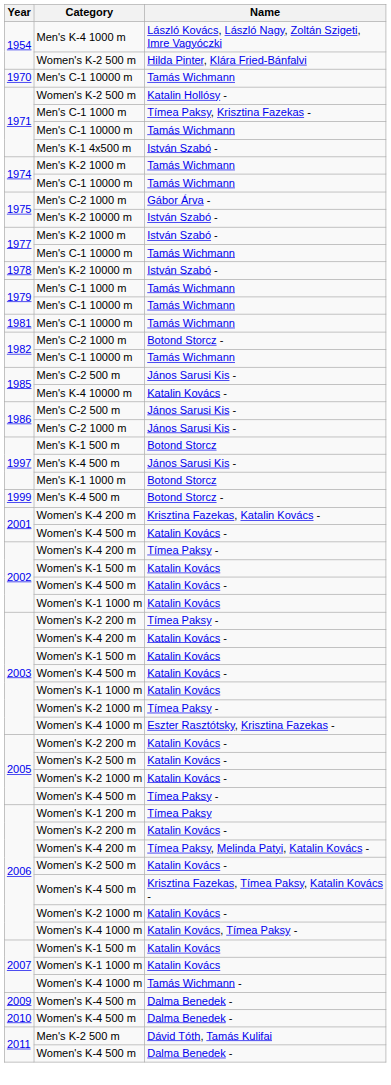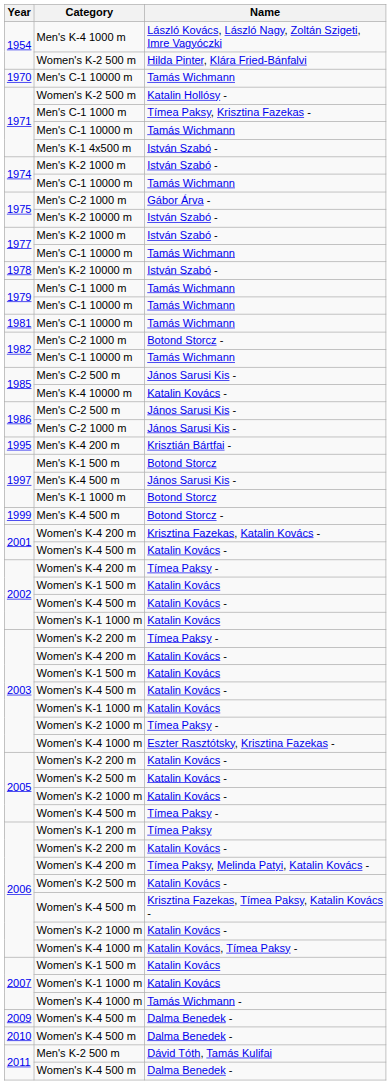(191, 165) Tamás Wichmann -> (183, 165) István Szabó -
+ row: (19, 445)
